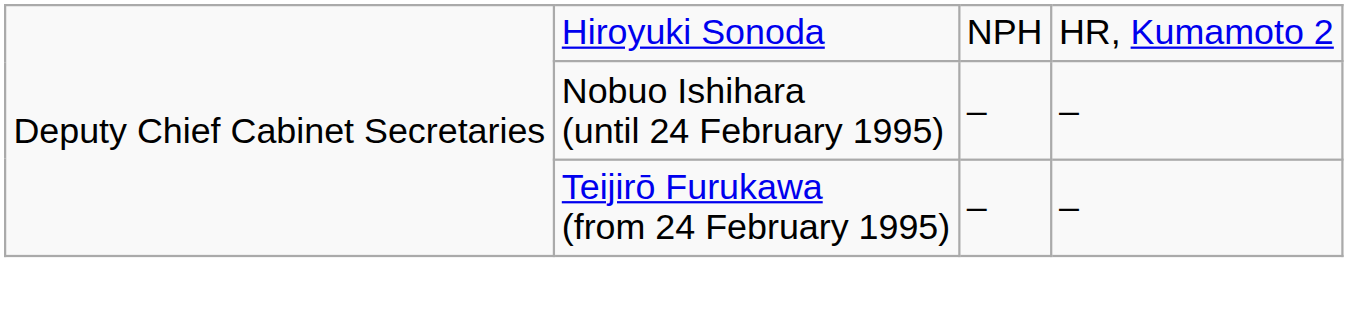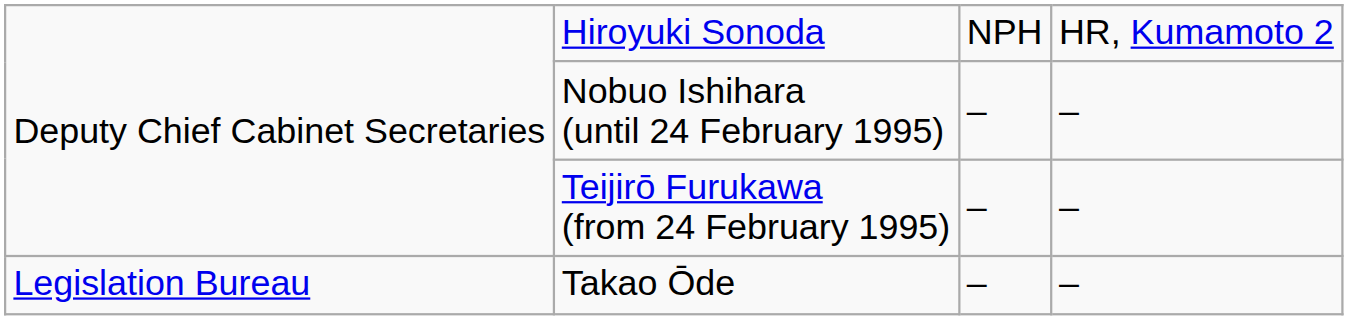+ row: (648, 284)
